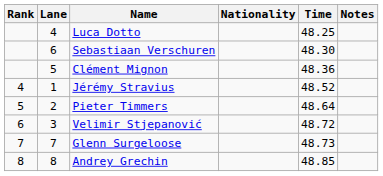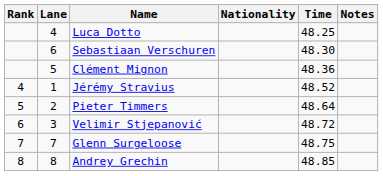(318, 143) 48.73 -> (318, 143) 48.75
